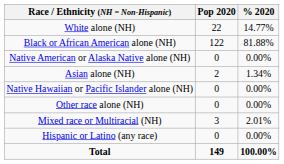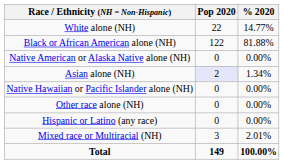(217, 74) no background -> (217, 74) lavender background
rows swapped: (100, 120) <-> (100, 136)
